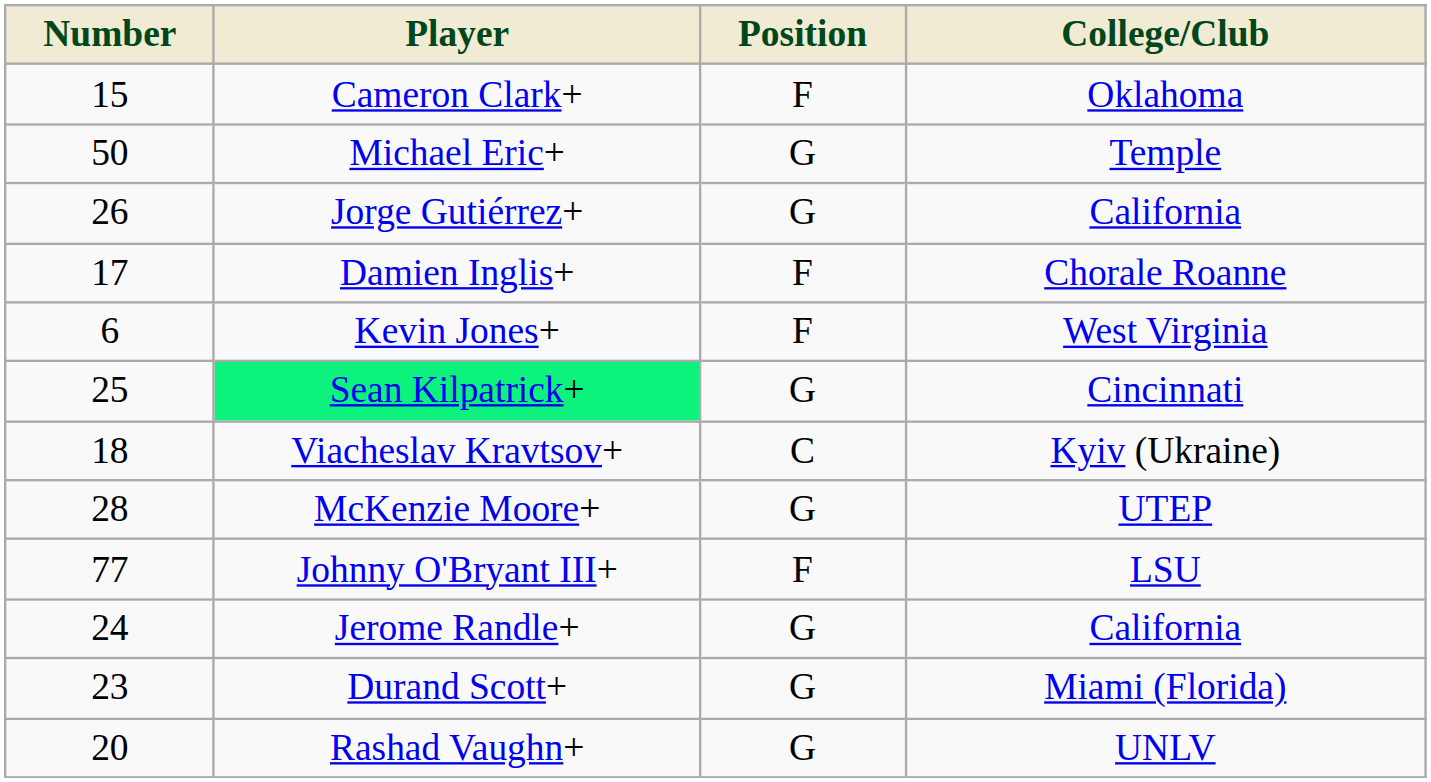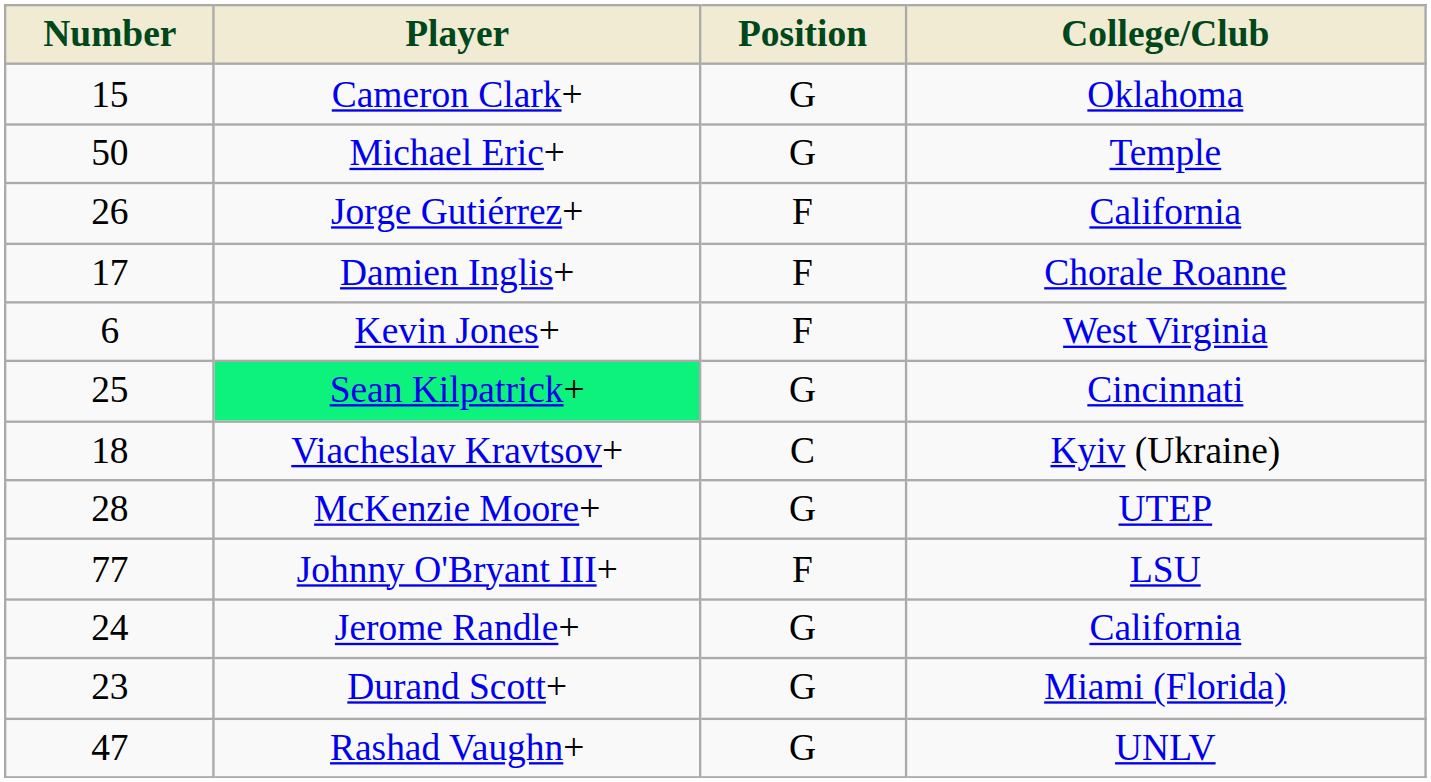(802, 93) F -> (802, 93) G
(802, 212) G -> (802, 212) F
(110, 746) 20 -> (110, 746) 47
